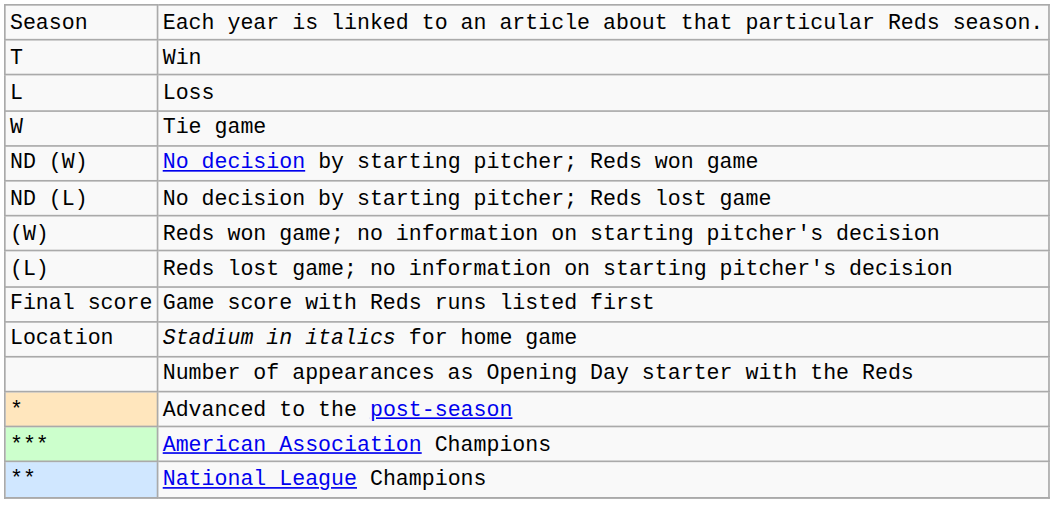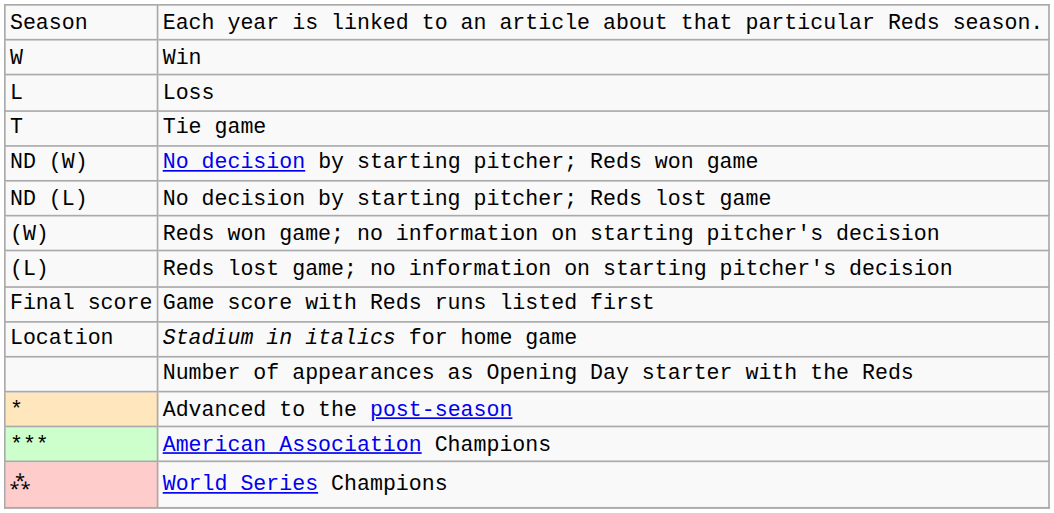(16, 58) T -> (16, 58) W
(16, 128) W -> (16, 128) T
- row: (325, 480)
+ row: (305, 485)
